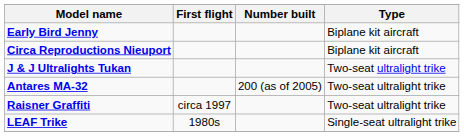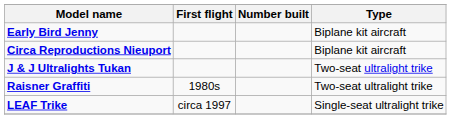- row: (47, 87)
(204, 105) circa 1997 -> (204, 87) 1980s
(204, 123) 1980s -> (204, 105) circa 1997
